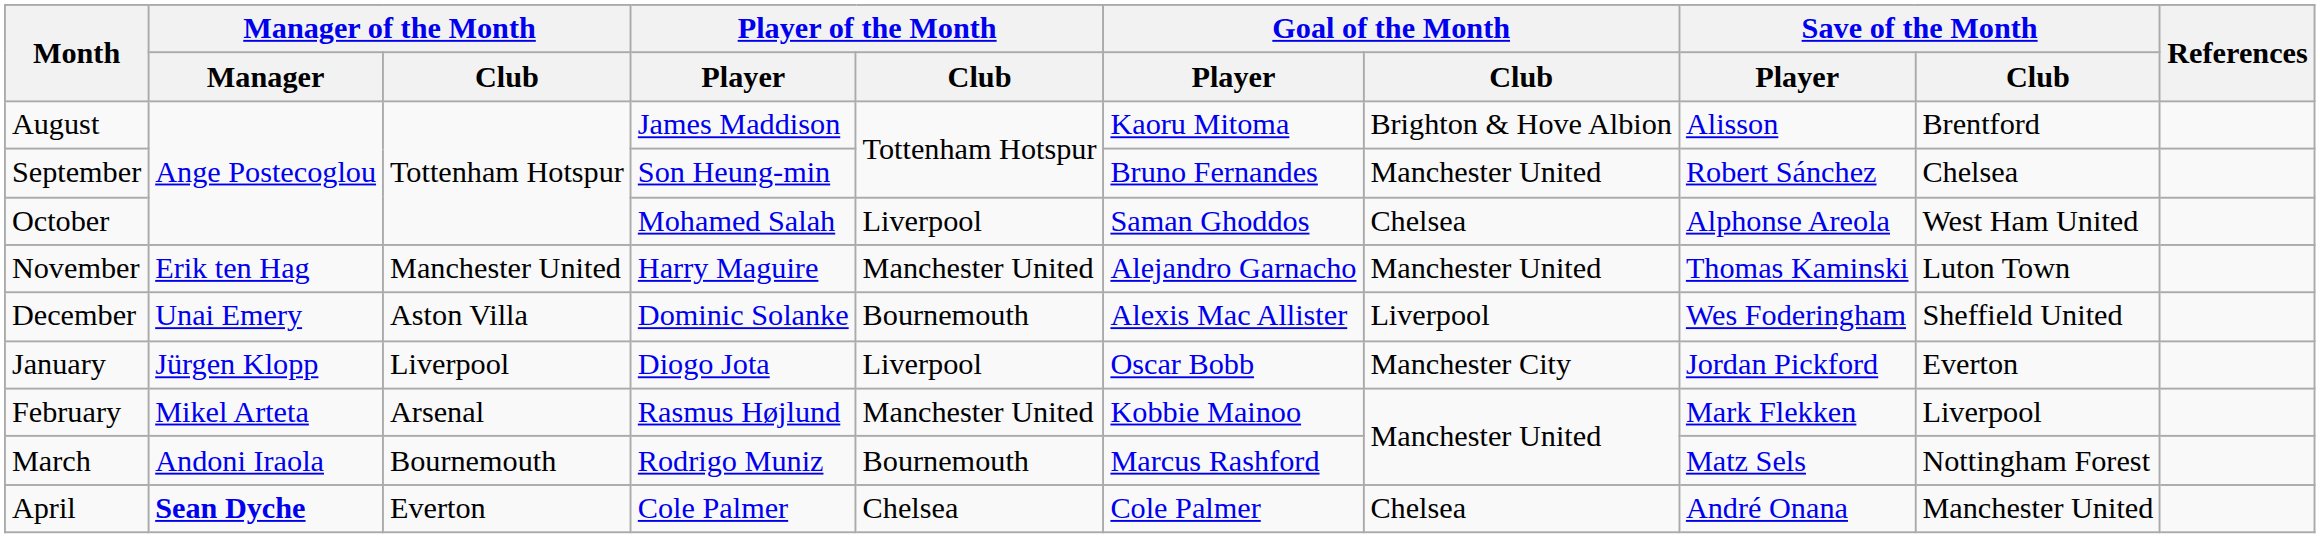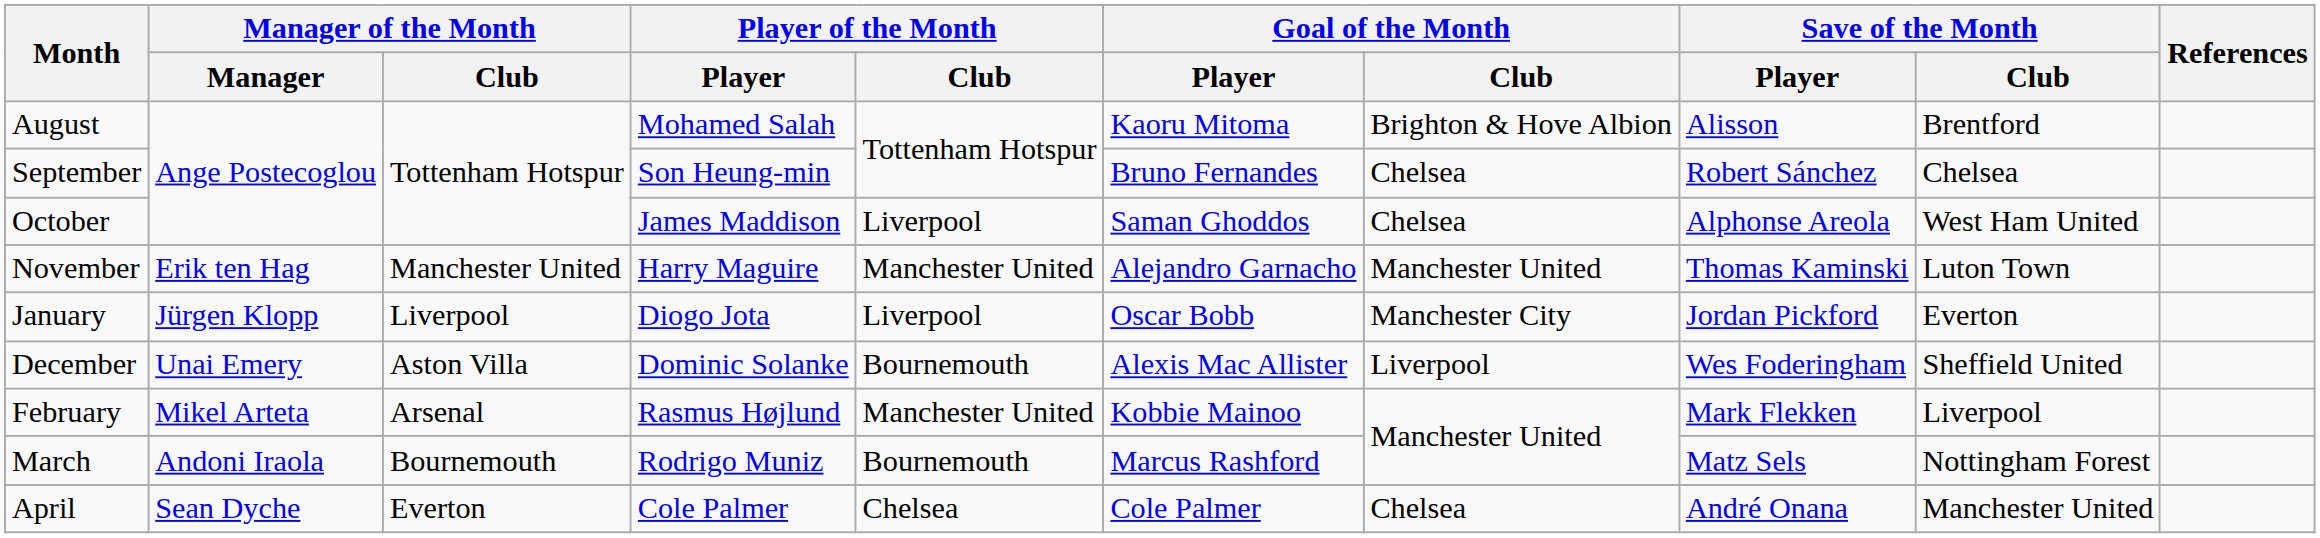(739, 124) James Maddison -> (737, 124) Mohamed Salah
(1486, 172) Manchester United -> (1418, 172) Chelsea
(737, 220) Mohamed Salah -> (739, 220) James Maddison
rows swapped: (74, 316) <-> (59, 364)
(230, 508) bold -> (228, 508) normal
